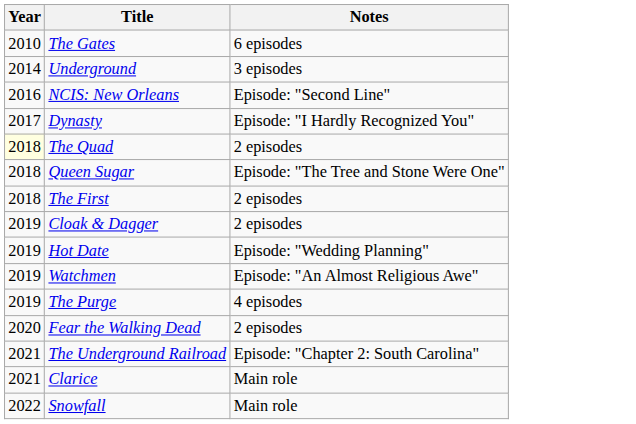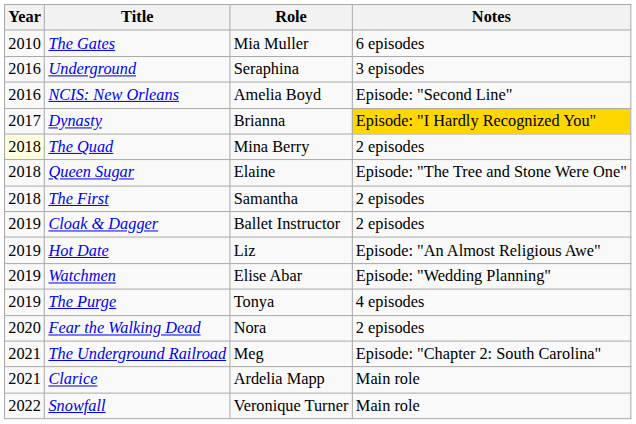+ column: (291, 17)
(25, 69) 2014 -> (25, 69) 2016
(354, 120) no background -> (476, 120) gold background
(331, 250) Episode: "Wedding Planning" -> (478, 250) Episode: "An Almost Religious Awe"
(356, 276) Episode: "An Almost Religious Awe" -> (453, 276) Episode: "Wedding Planning"
